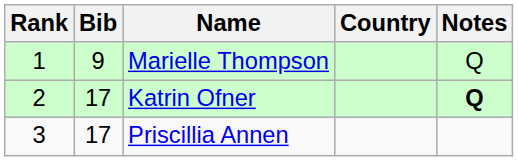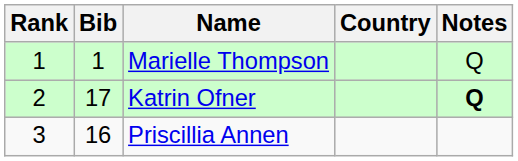(98, 60) 9 -> (98, 60) 1
(98, 135) 17 -> (98, 135) 16
